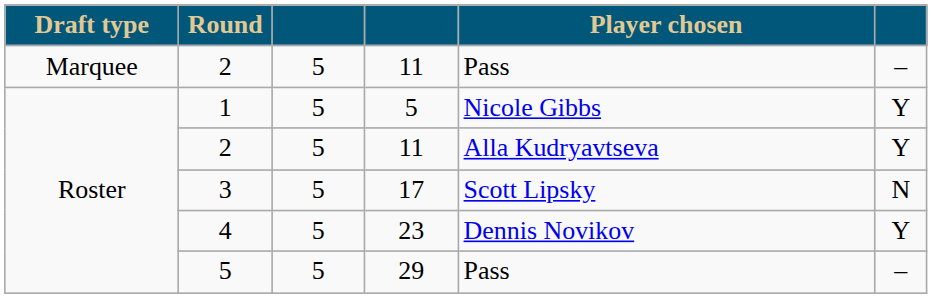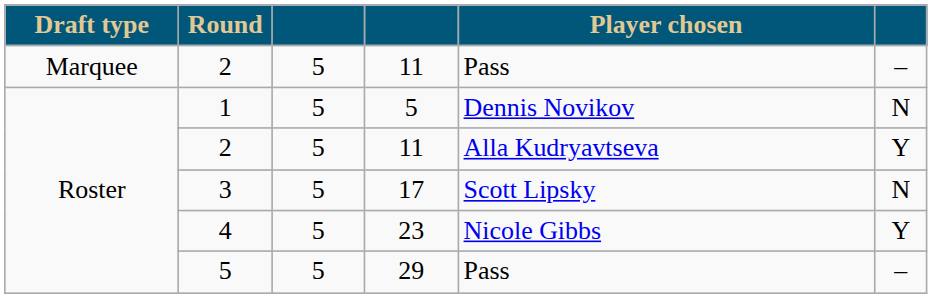(532, 107) Nicole Gibbs -> (549, 107) Dennis Novikov
(901, 107) Y -> (901, 107) N
(549, 230) Dennis Novikov -> (532, 230) Nicole Gibbs
